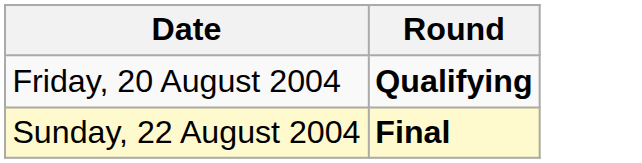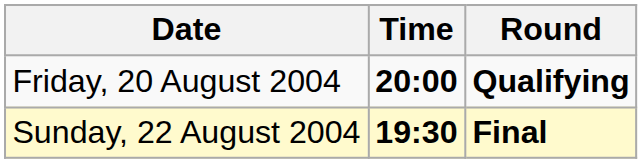+ column: (416, 30)
